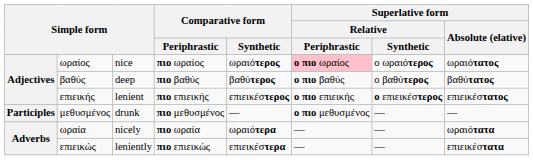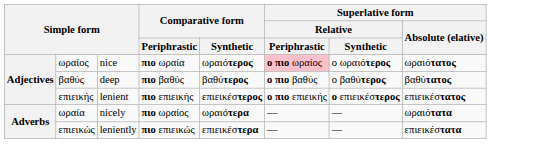(180, 63) πιο ωραίος -> (163, 63) πιο ωραία
- row: (85, 113)
(178, 130) πιο ωραία -> (165, 113) πιο ωραίος
